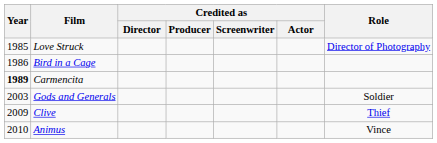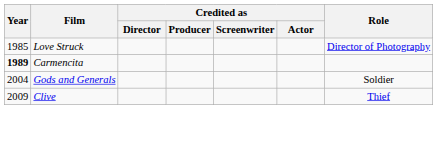- row: (64, 63)
(18, 96) 2003 -> (18, 79) 2004
- row: (49, 130)
